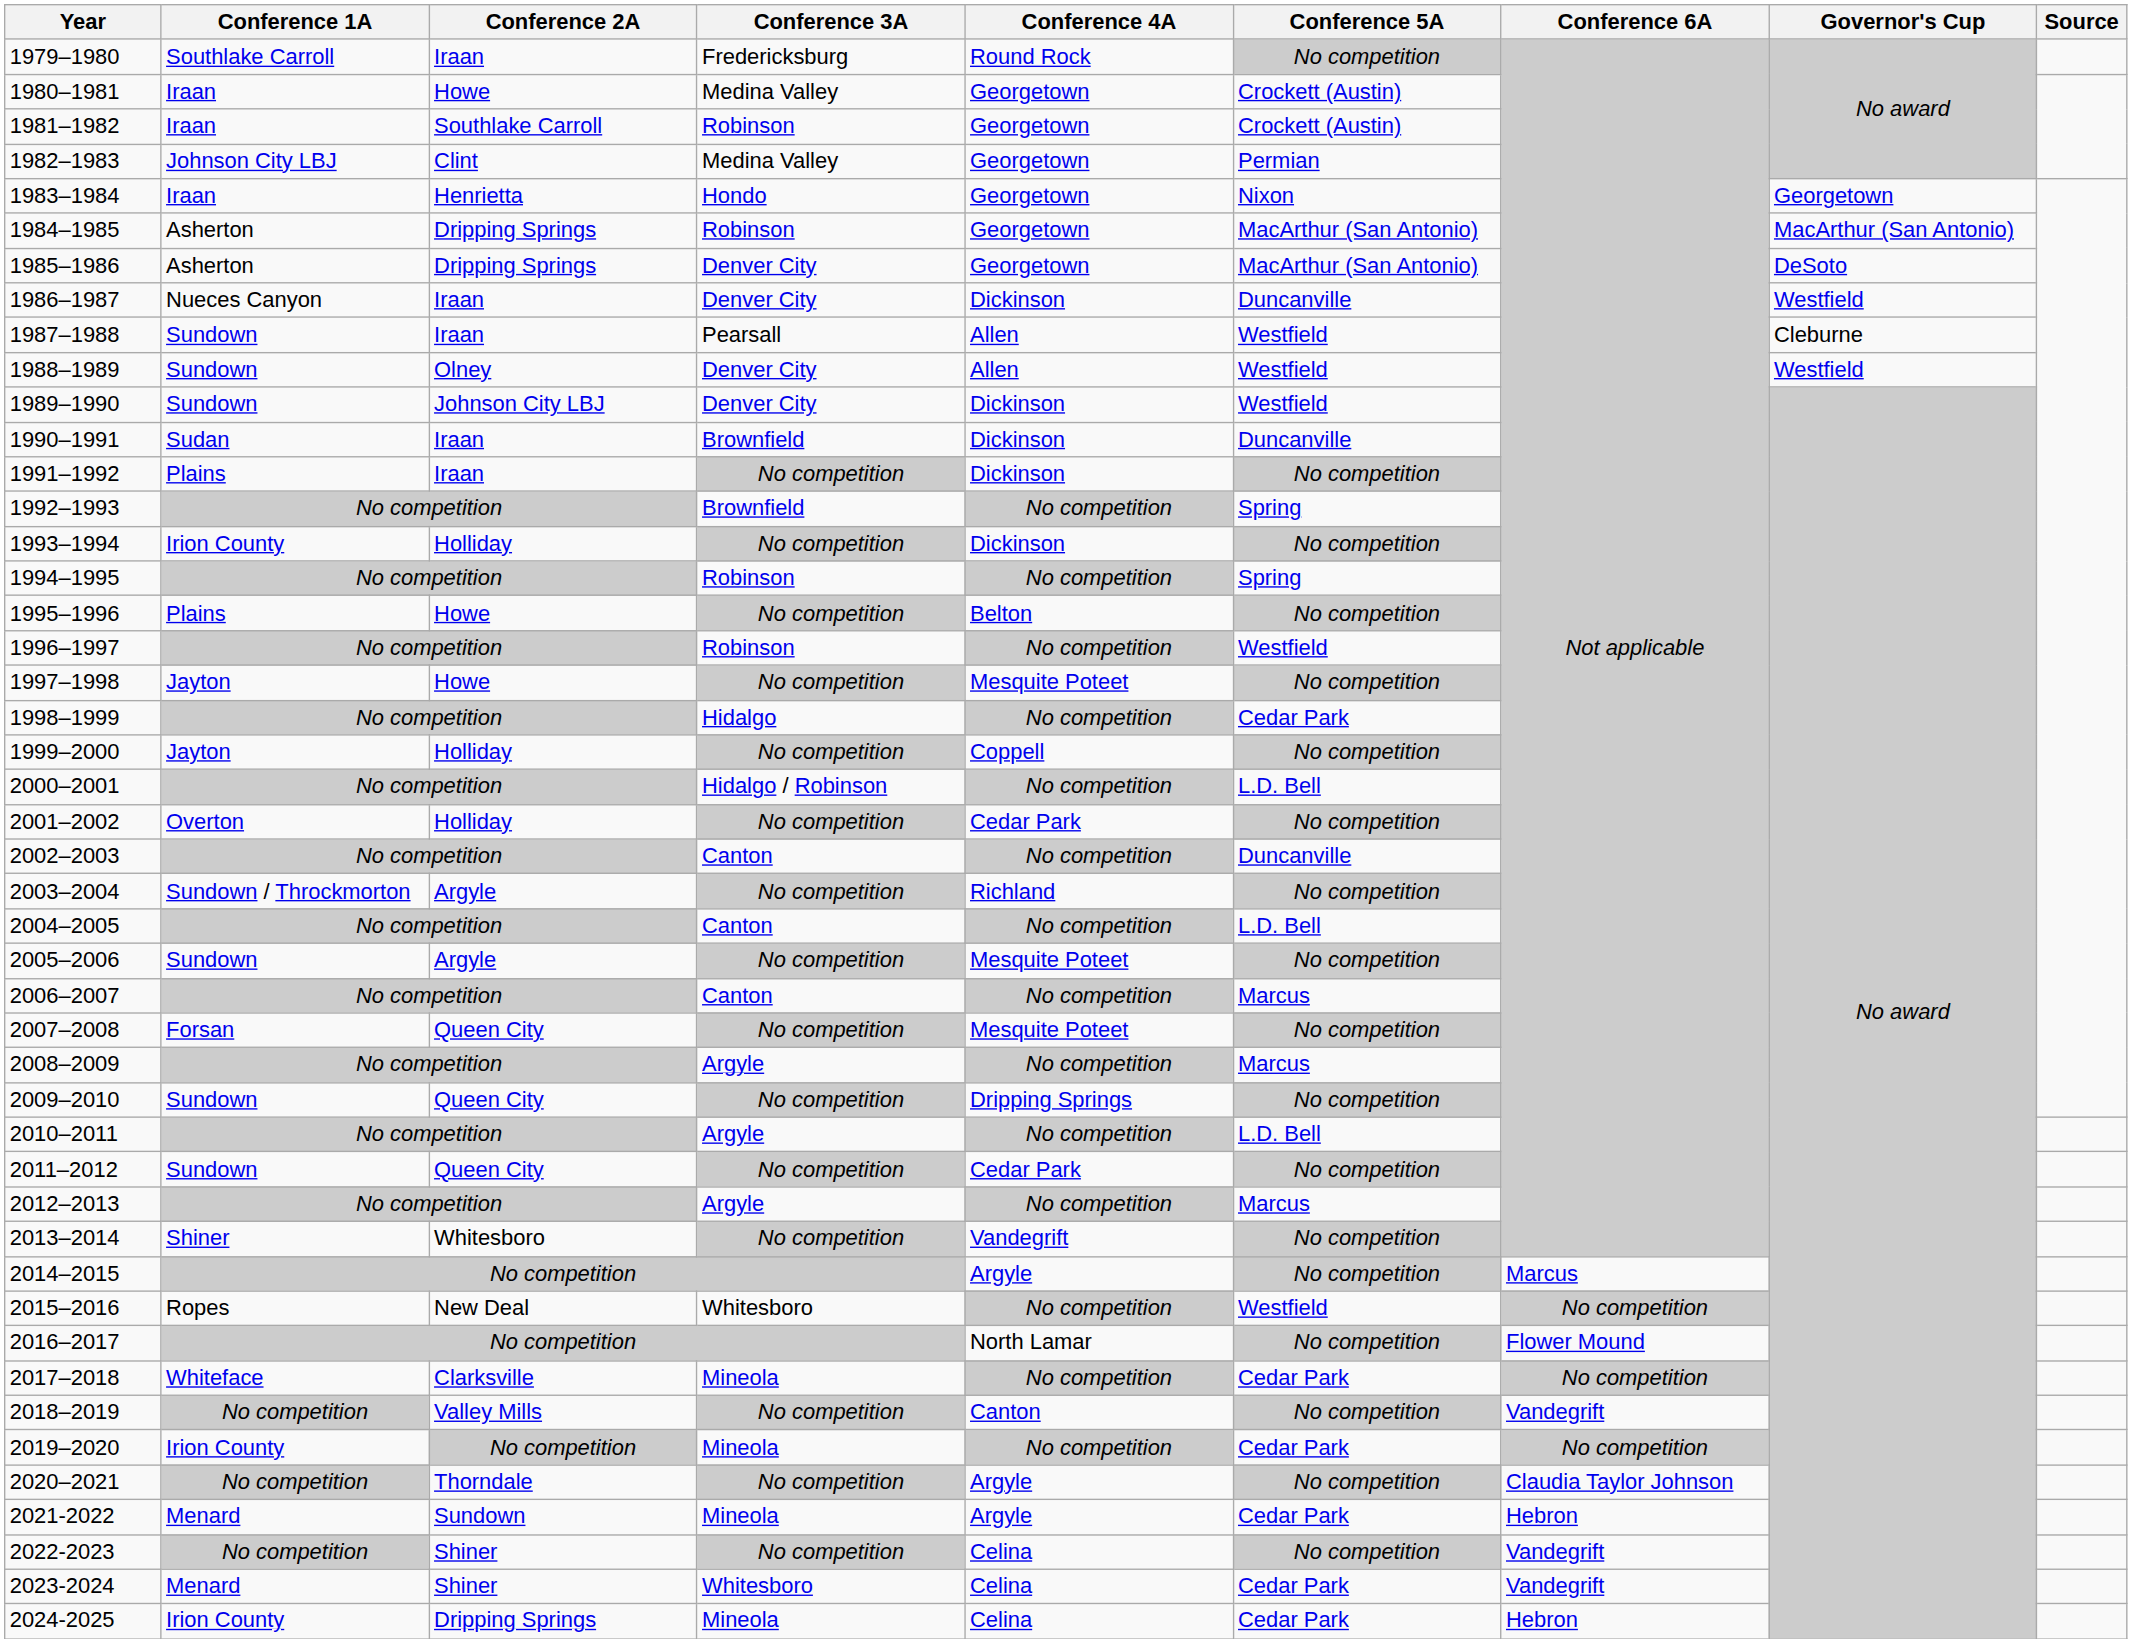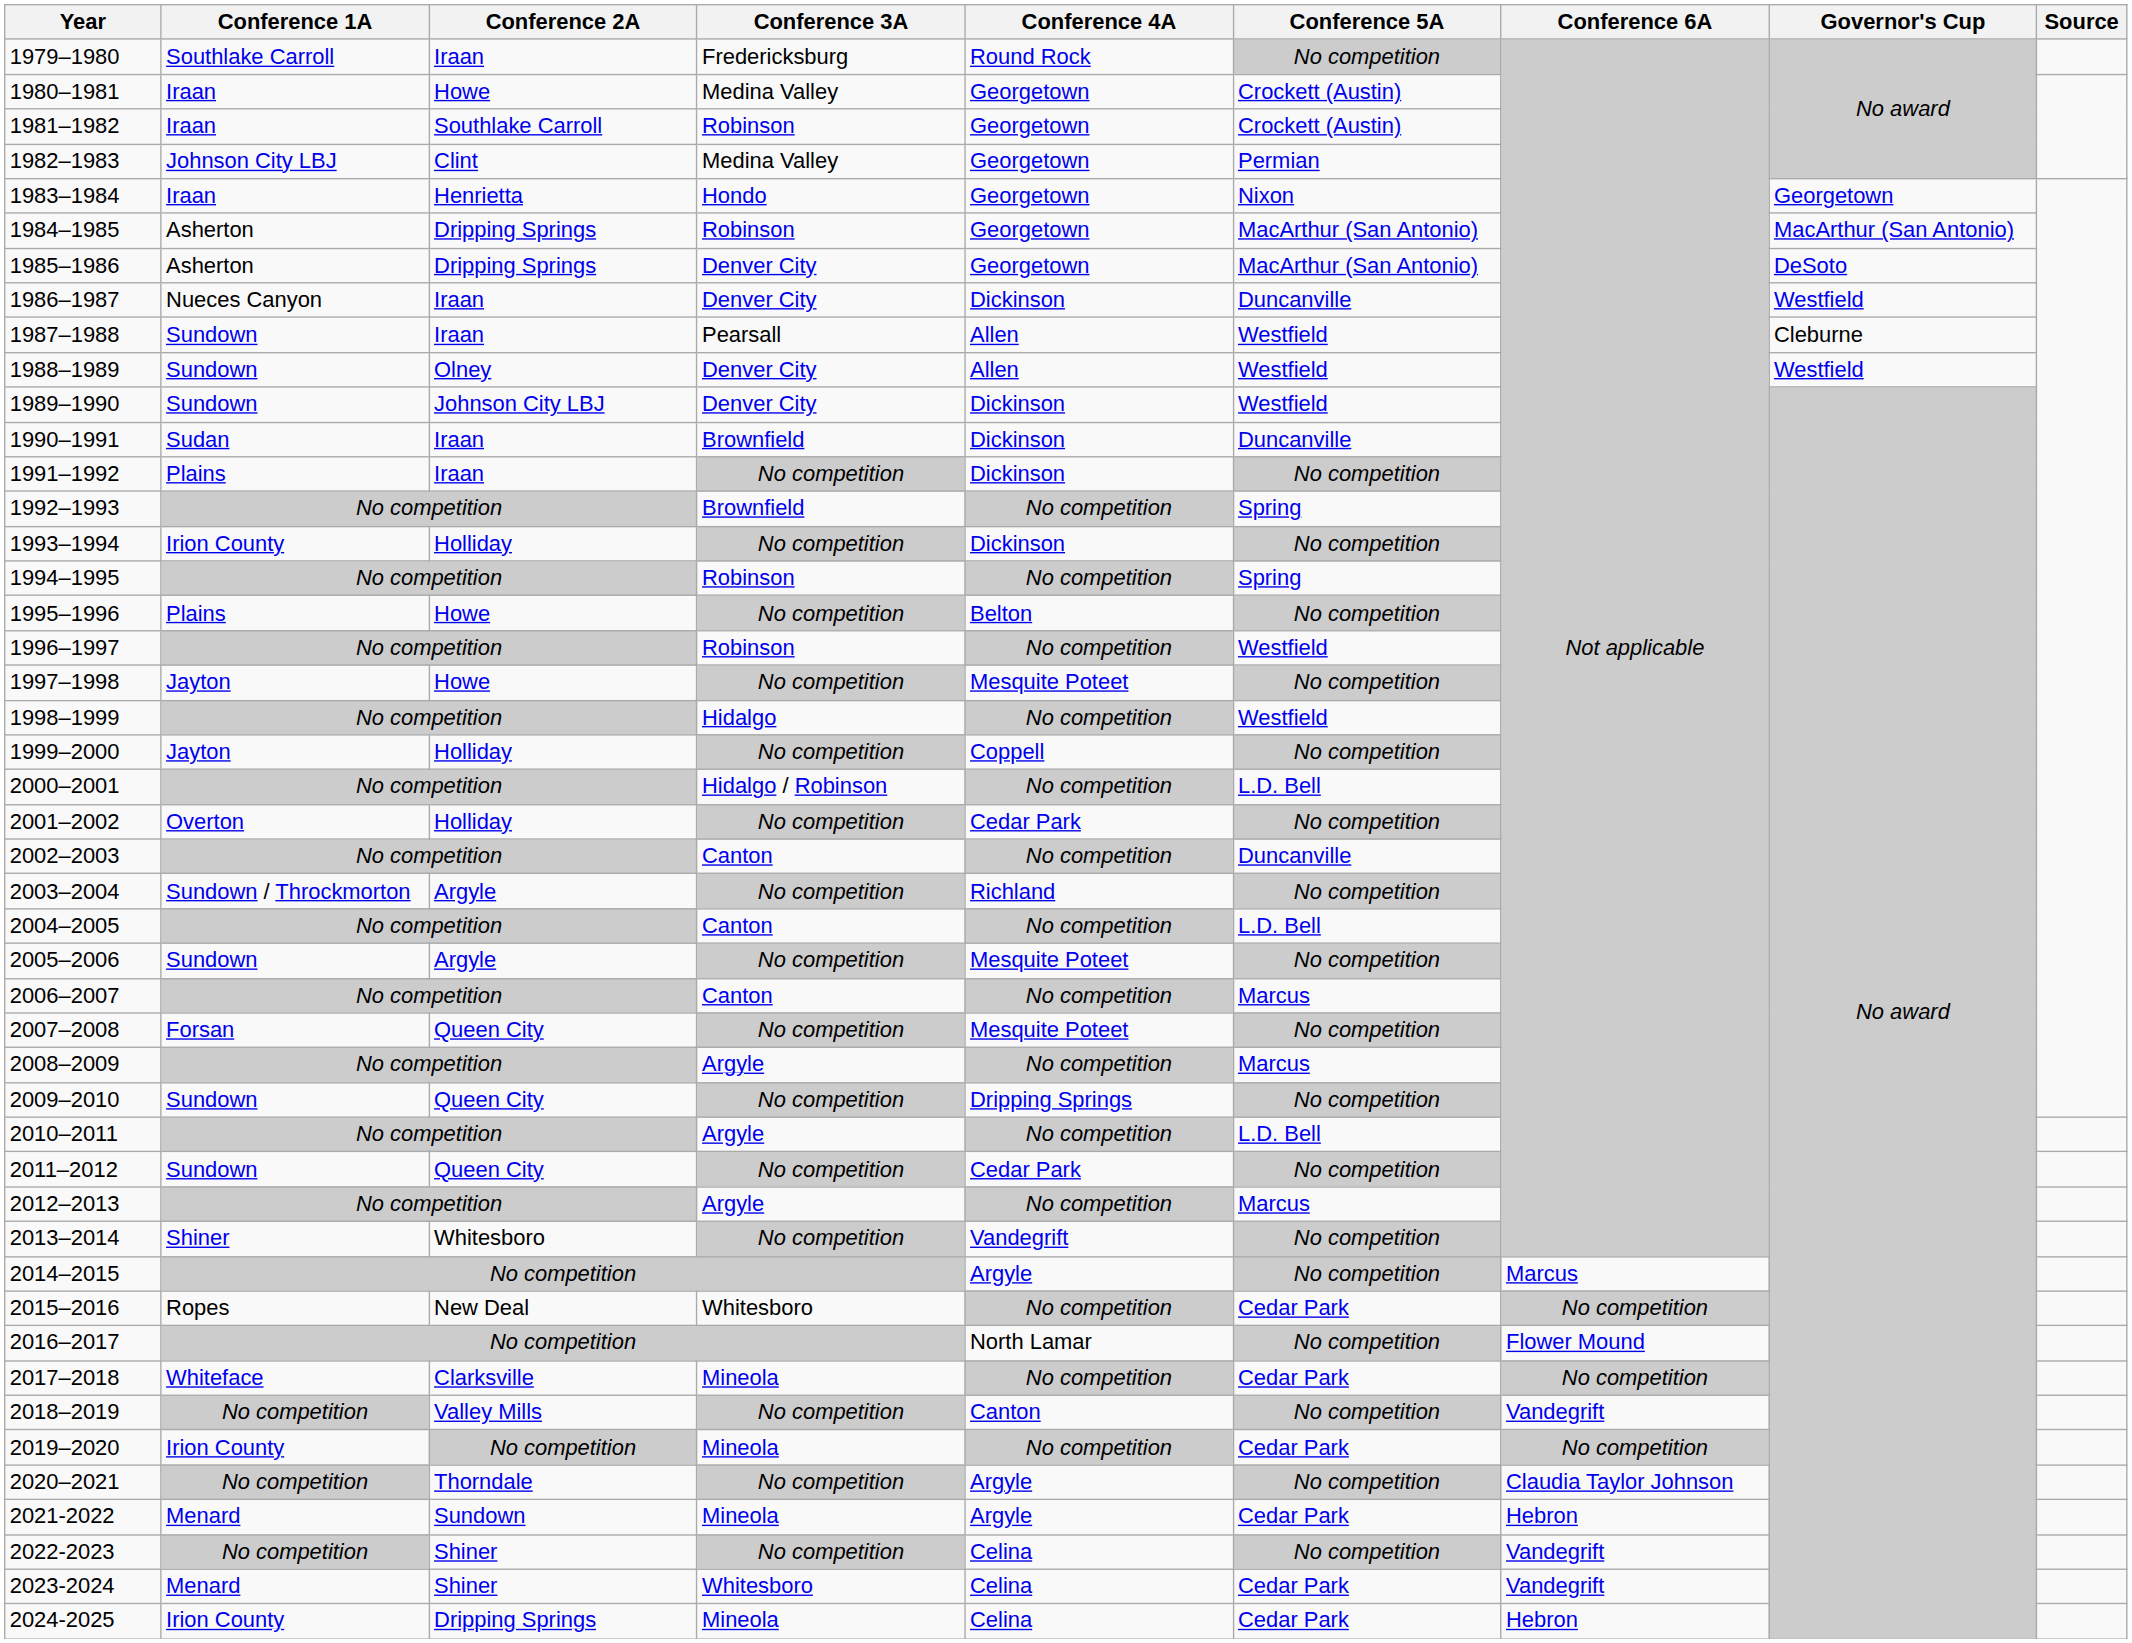(1293, 717) Cedar Park -> (1283, 717) Westfield
(1283, 1308) Westfield -> (1293, 1308) Cedar Park
